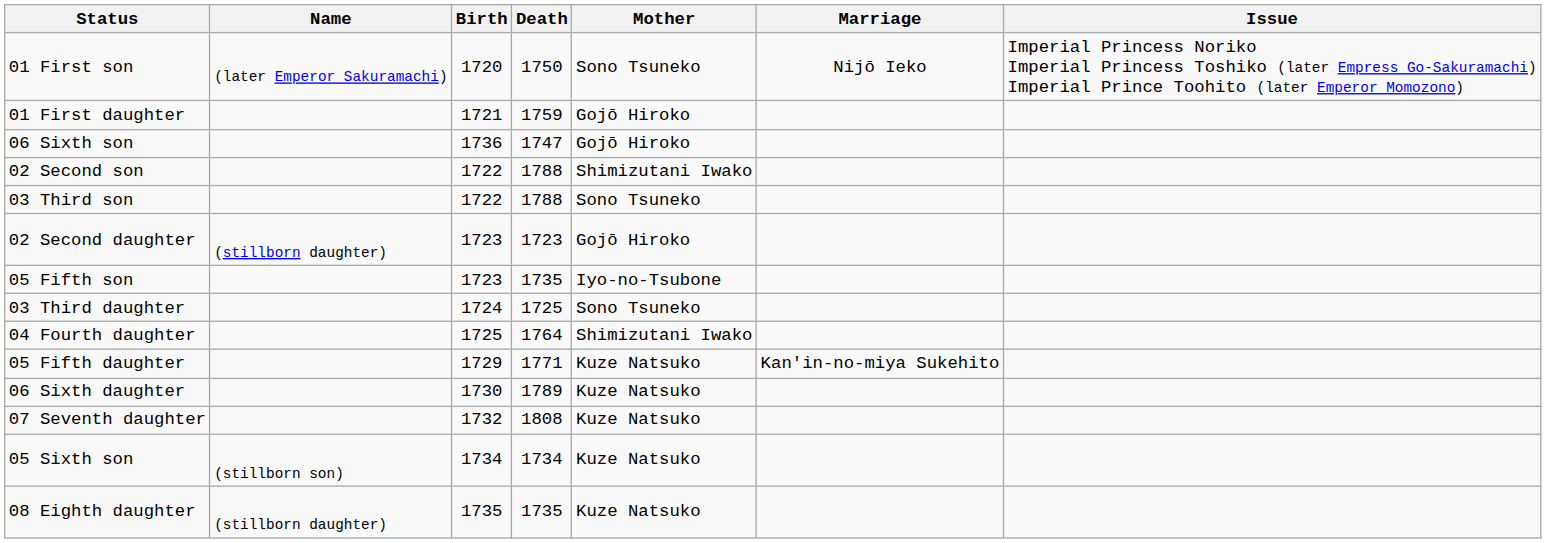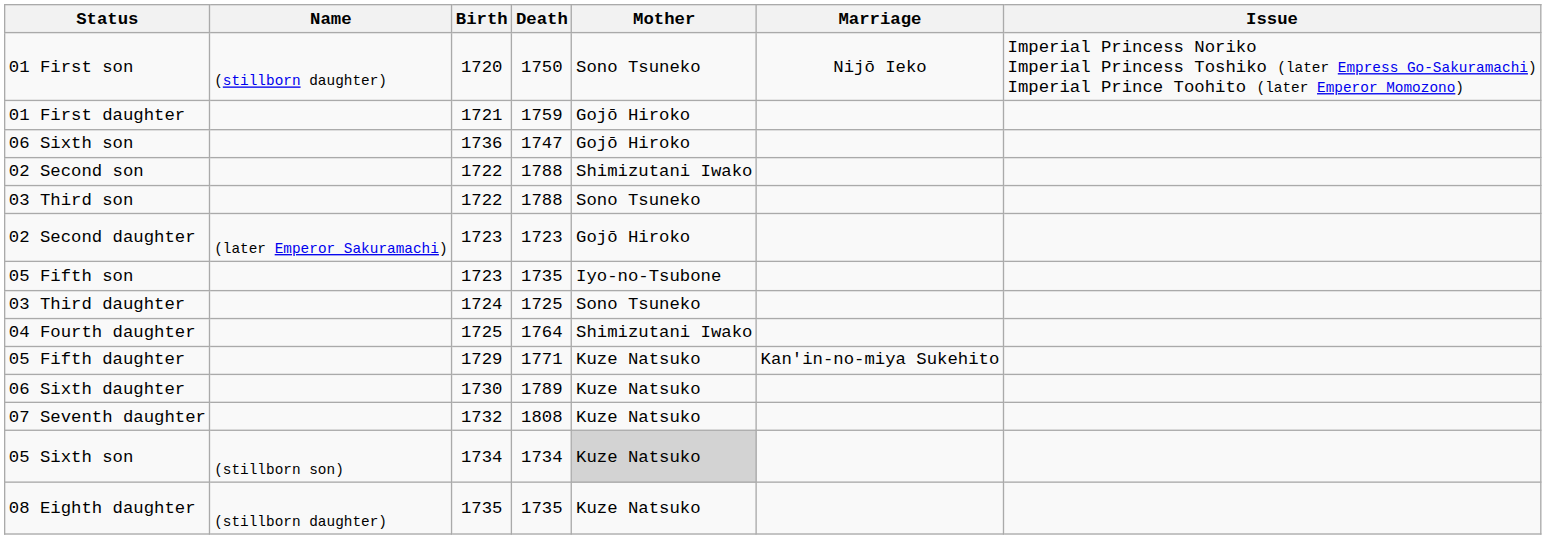(331, 78) (later Emperor Sakuramachi) -> (301, 81) (stillborn daughter)
(301, 253) (stillborn daughter) -> (331, 248) (later Emperor Sakuramachi)
(638, 460) no background -> (638, 457) lightgrey background
